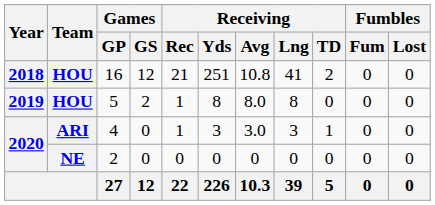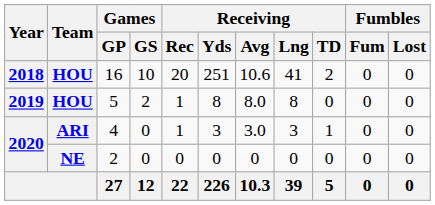(146, 74) 12 -> (146, 74) 10
(180, 74) 21 -> (180, 74) 20
(255, 74) 10.8 -> (255, 74) 10.6
